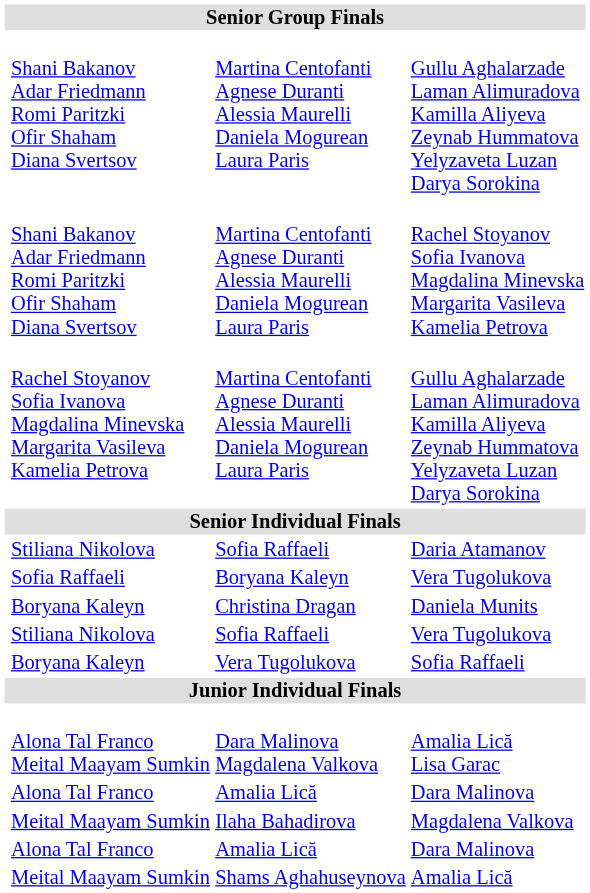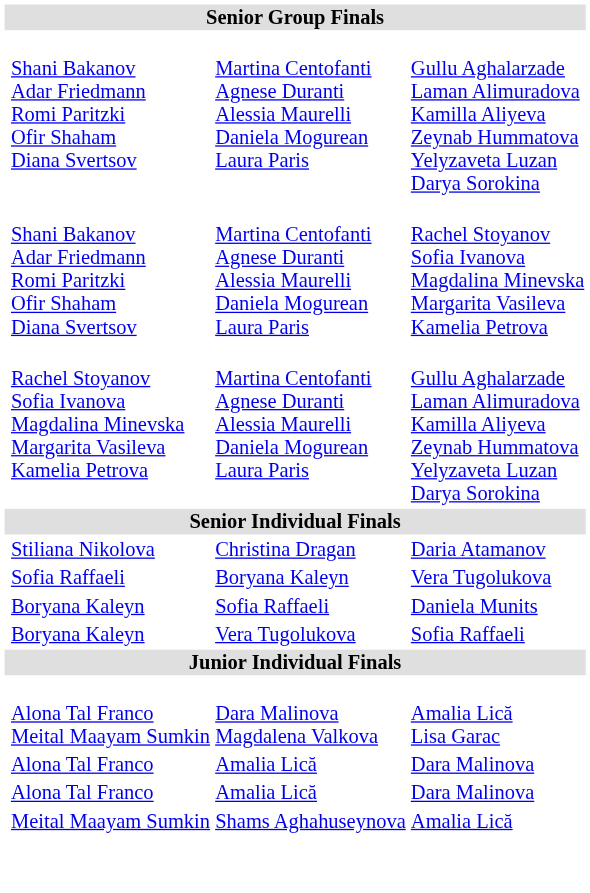(272, 549) Sofia Raffaeli -> (285, 549) Christina Dragan
(285, 606) Christina Dragan -> (272, 606) Sofia Raffaeli
- row: (83, 634)
- row: (111, 821)
